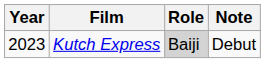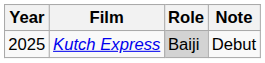(27, 44) 2023 -> (27, 44) 2025
